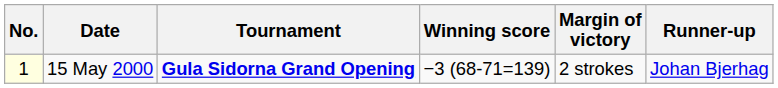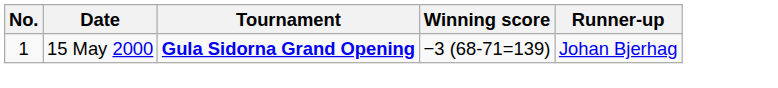- column: (600, 30)
(24, 69) lightyellow background -> (24, 48) no background
